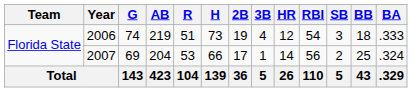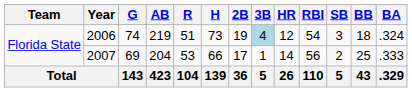(263, 35) no background -> (263, 35) lightblue background
(391, 35) .333 -> (391, 35) .324
(391, 55) .324 -> (391, 55) .333
